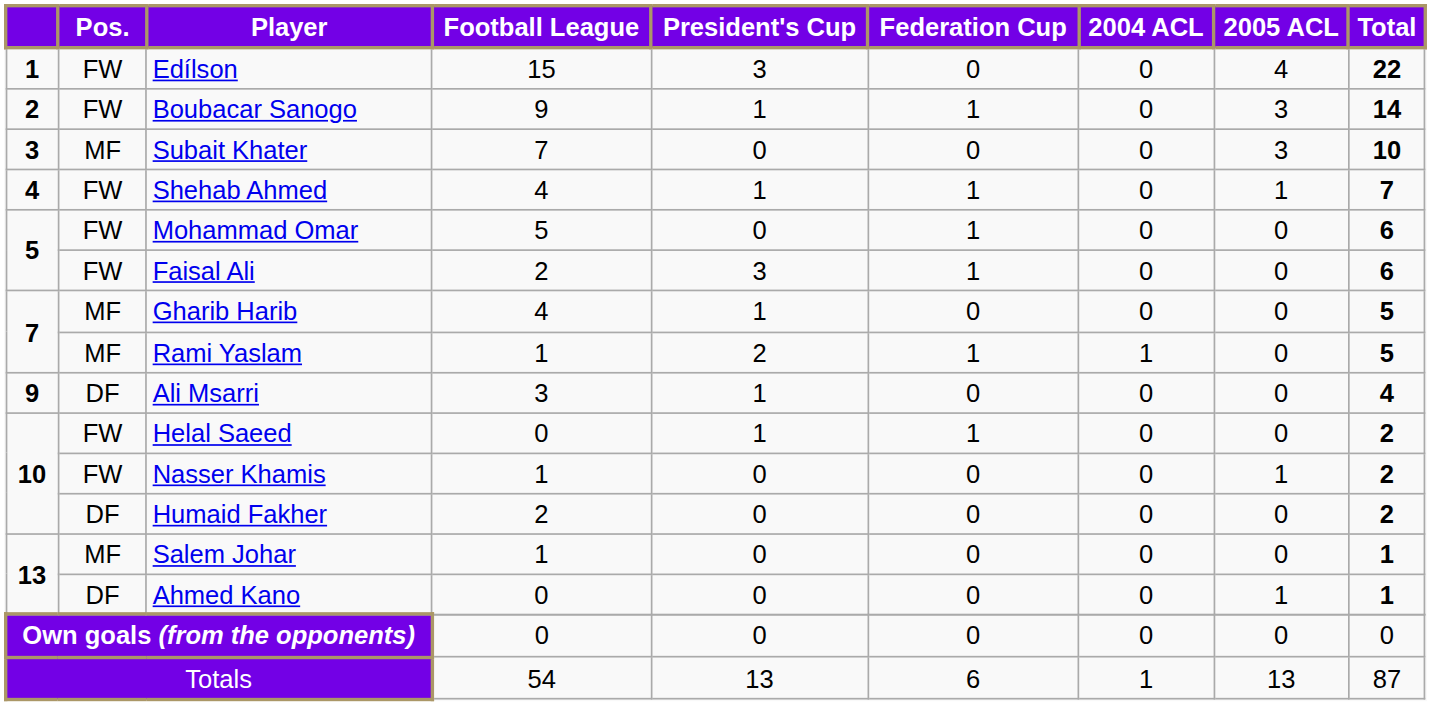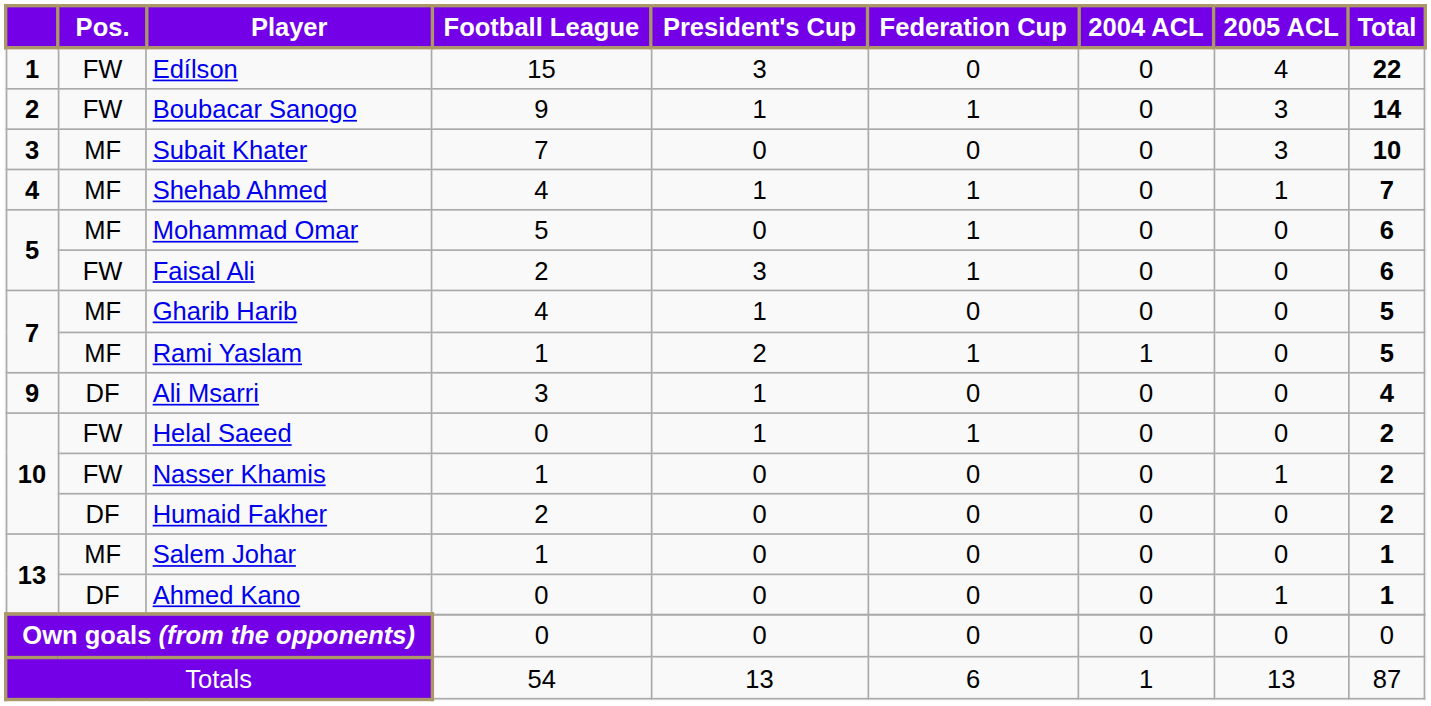(103, 190) FW -> (103, 190) MF
(103, 231) FW -> (103, 231) MF
